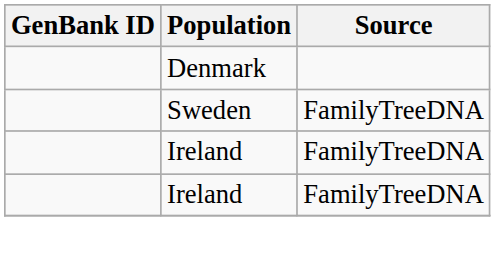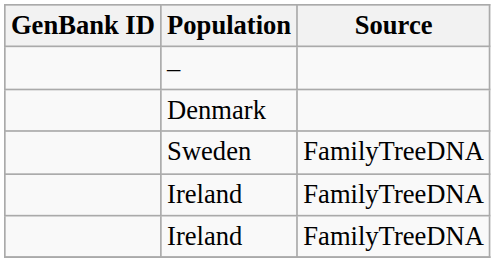+ row: (174, 67)
